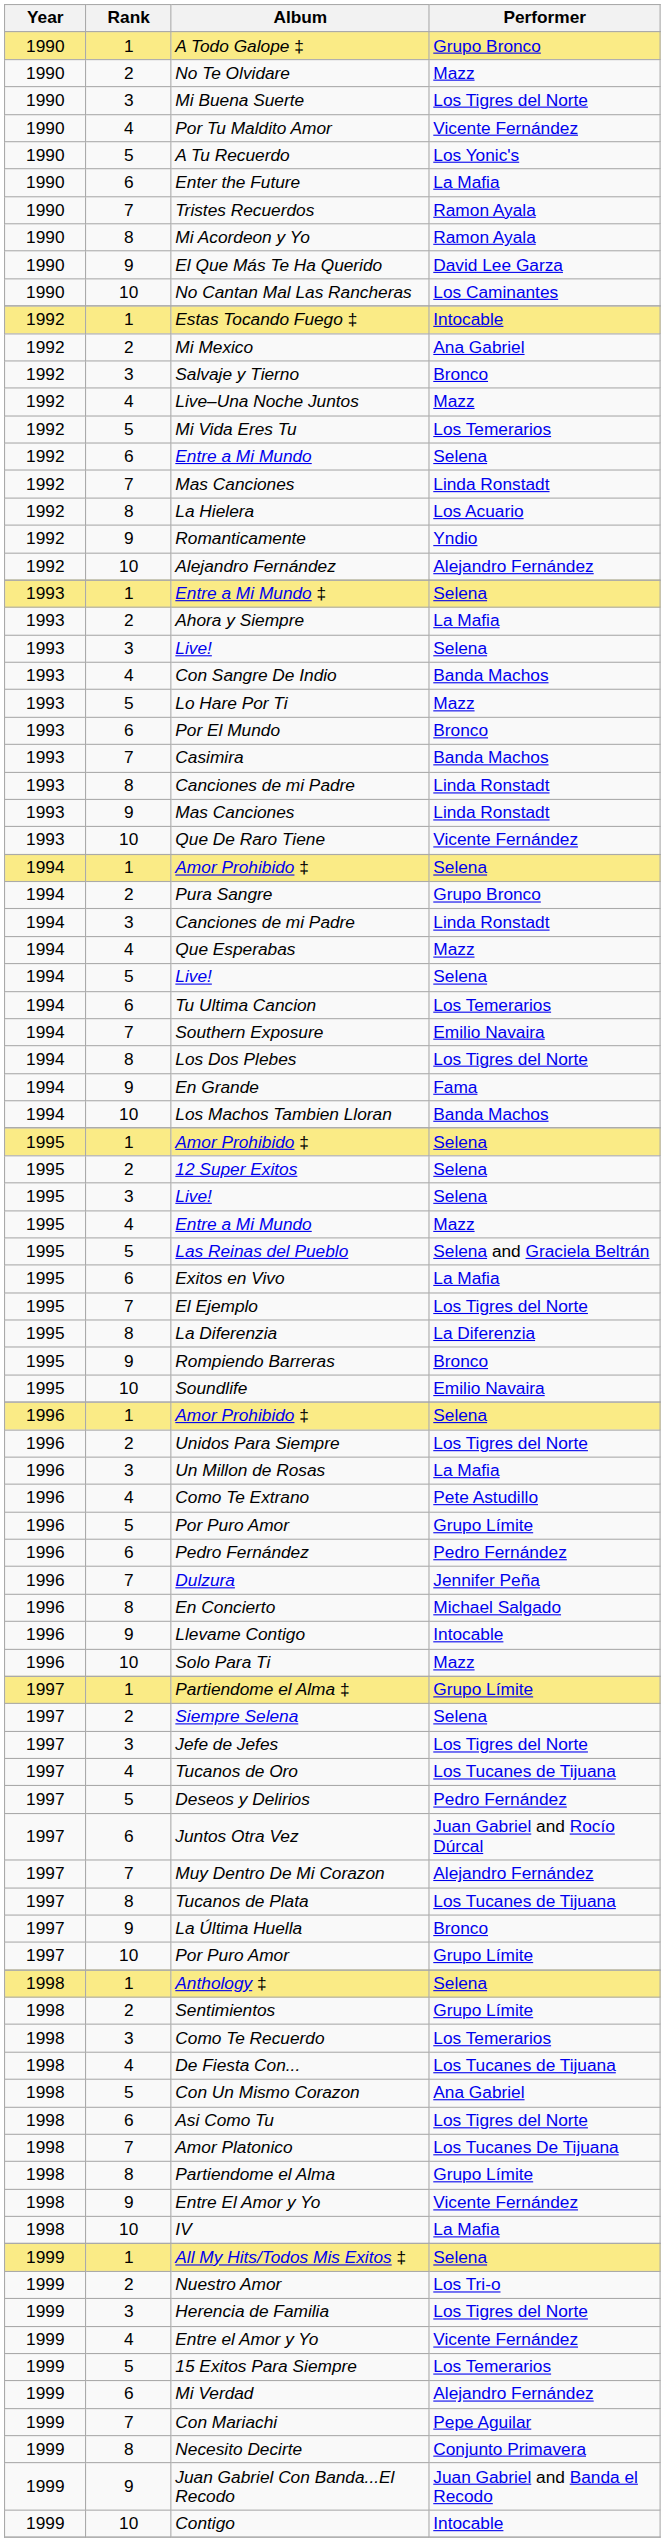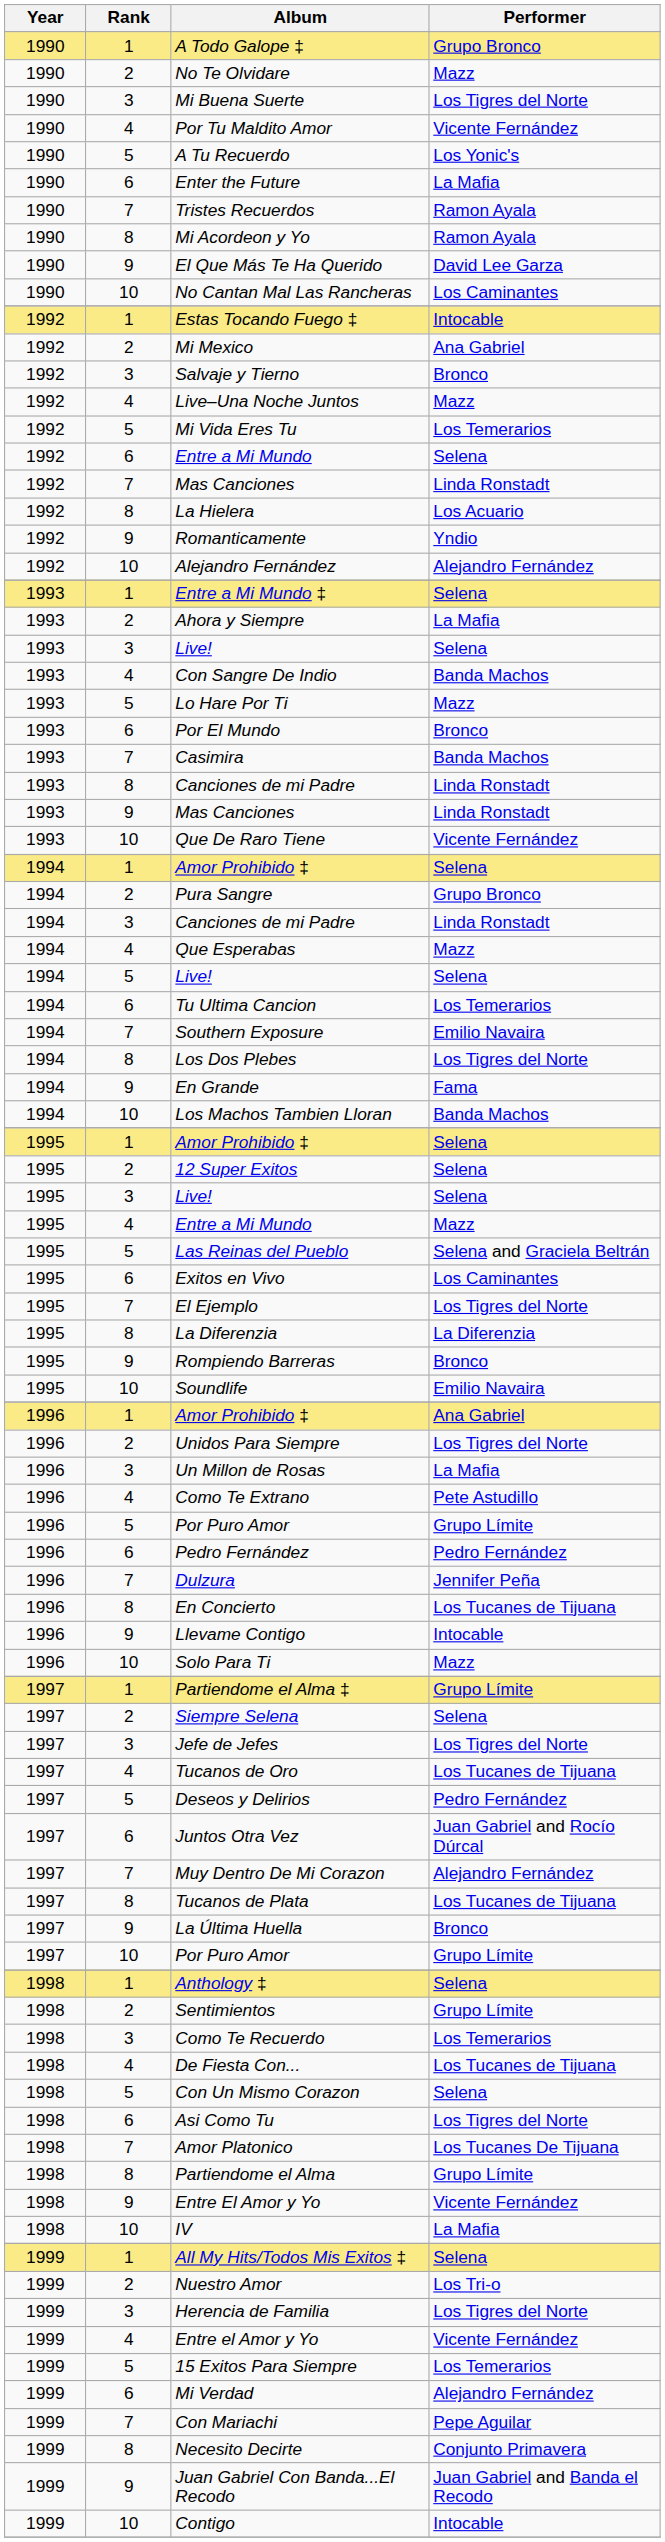(466, 1278) La Mafia -> (496, 1278) Los Caminantes
(460, 1415) Selena -> (479, 1415) Ana Gabriel
(497, 1607) Michael Salgado -> (525, 1607) Los Tucanes de Tijuana
(479, 2093) Ana Gabriel -> (460, 2093) Selena
